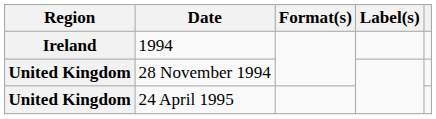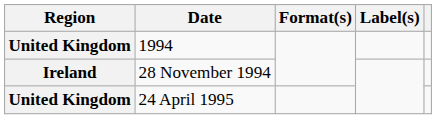(70, 45) Ireland -> (70, 45) United Kingdom
(70, 72) United Kingdom -> (70, 72) Ireland
